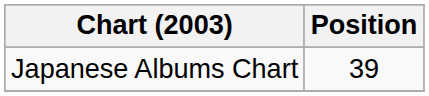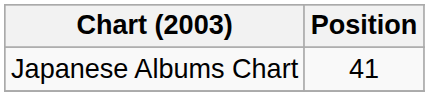(364, 68) 39 -> (364, 68) 41
